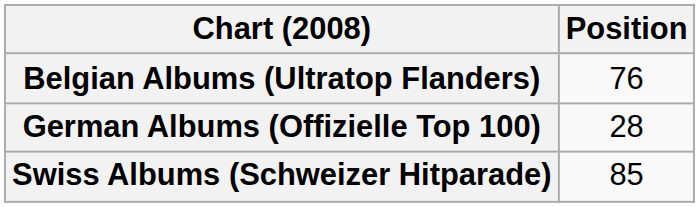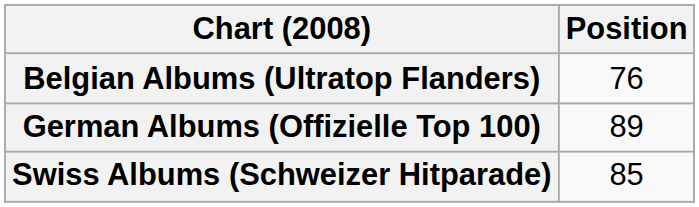(627, 126) 28 -> (627, 126) 89
